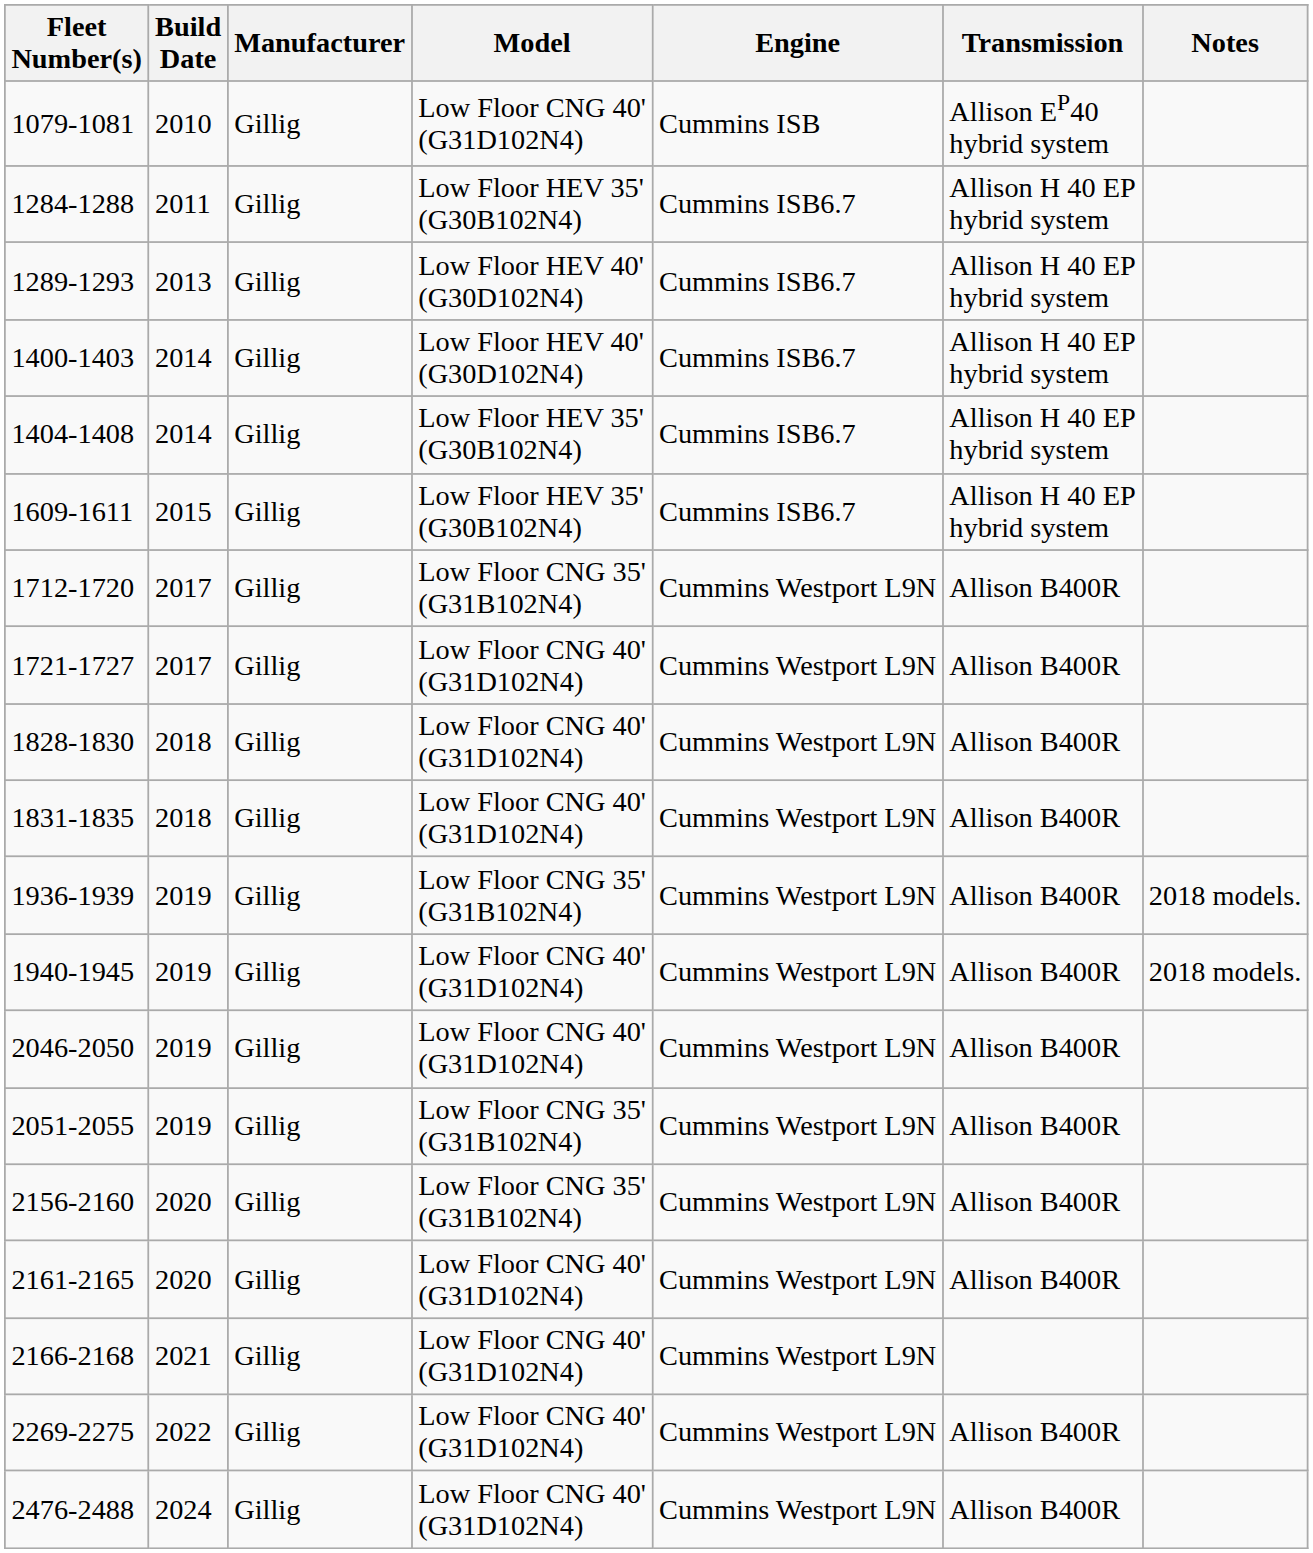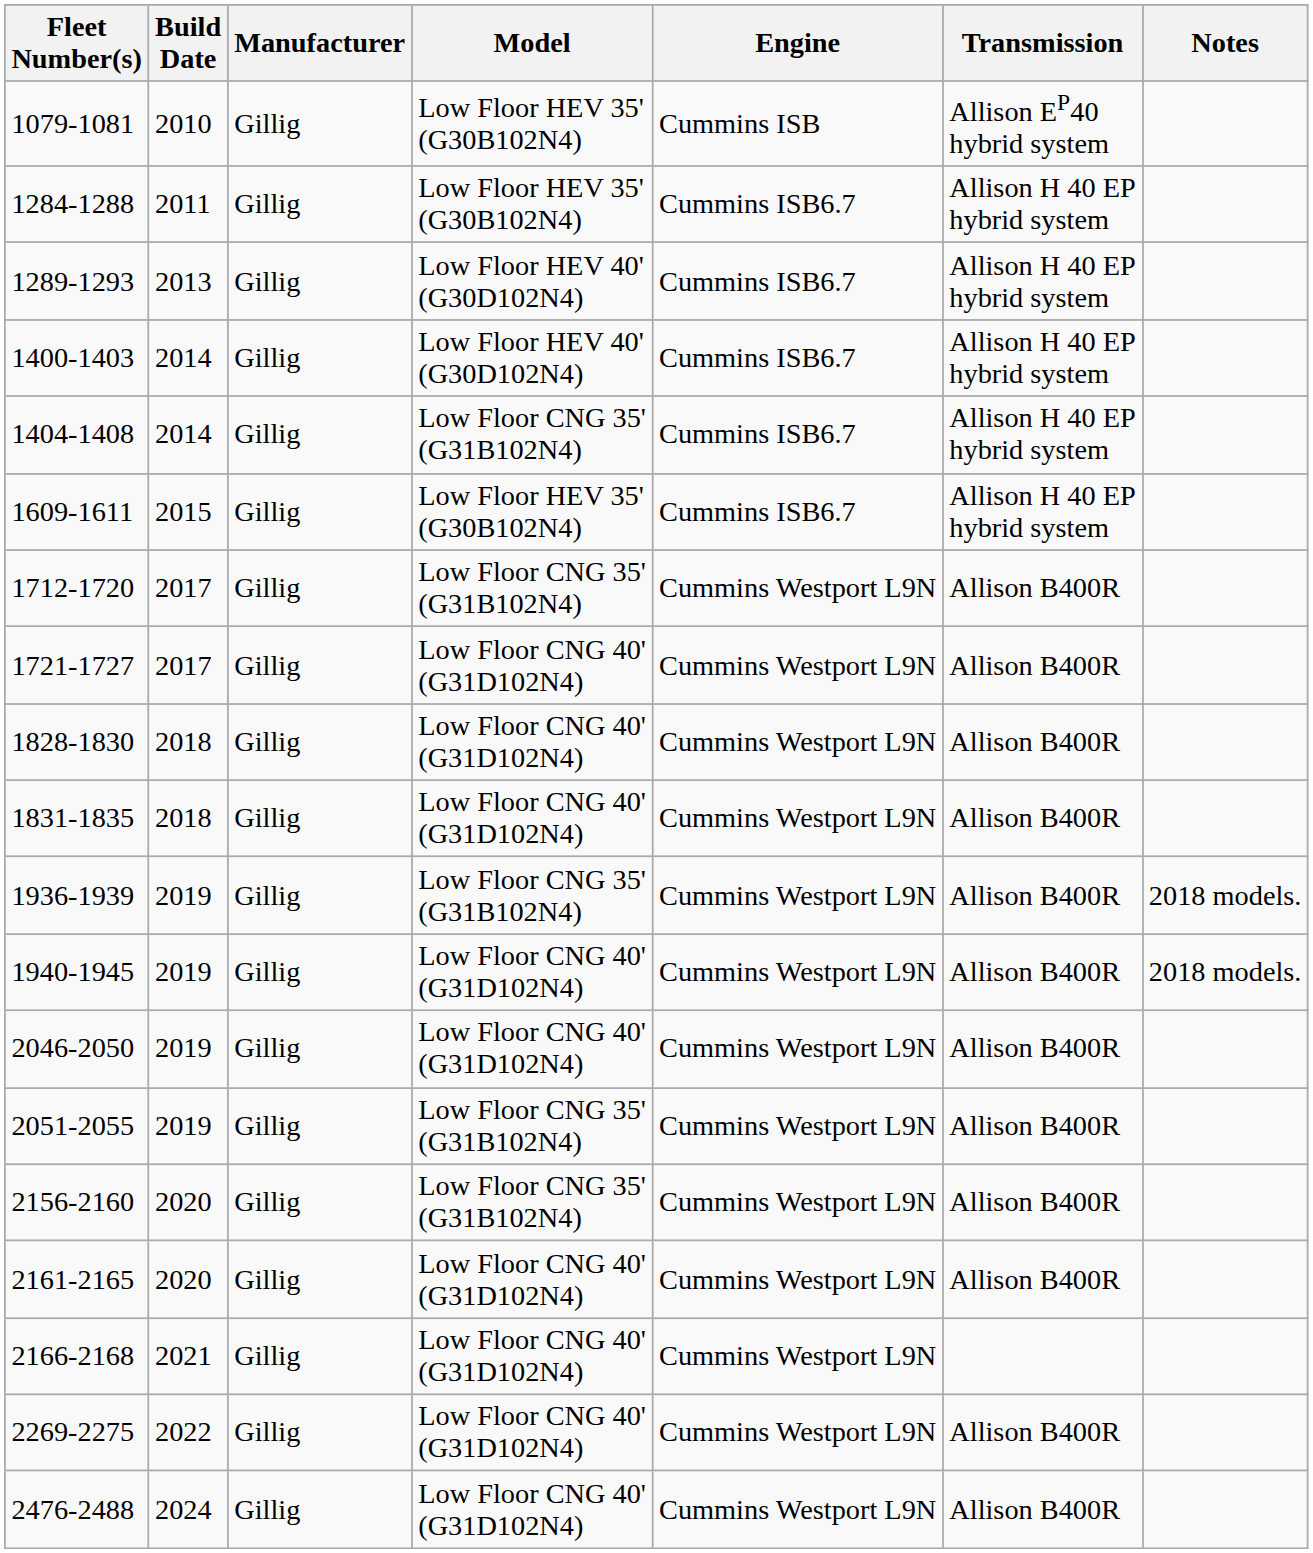(532, 123) Low Floor CNG 40' (G31D102N4) -> (531, 123) Low Floor HEV 35' (G30B102N4)
(531, 434) Low Floor HEV 35' (G30B102N4) -> (532, 434) Low Floor CNG 35' (G31B102N4)
